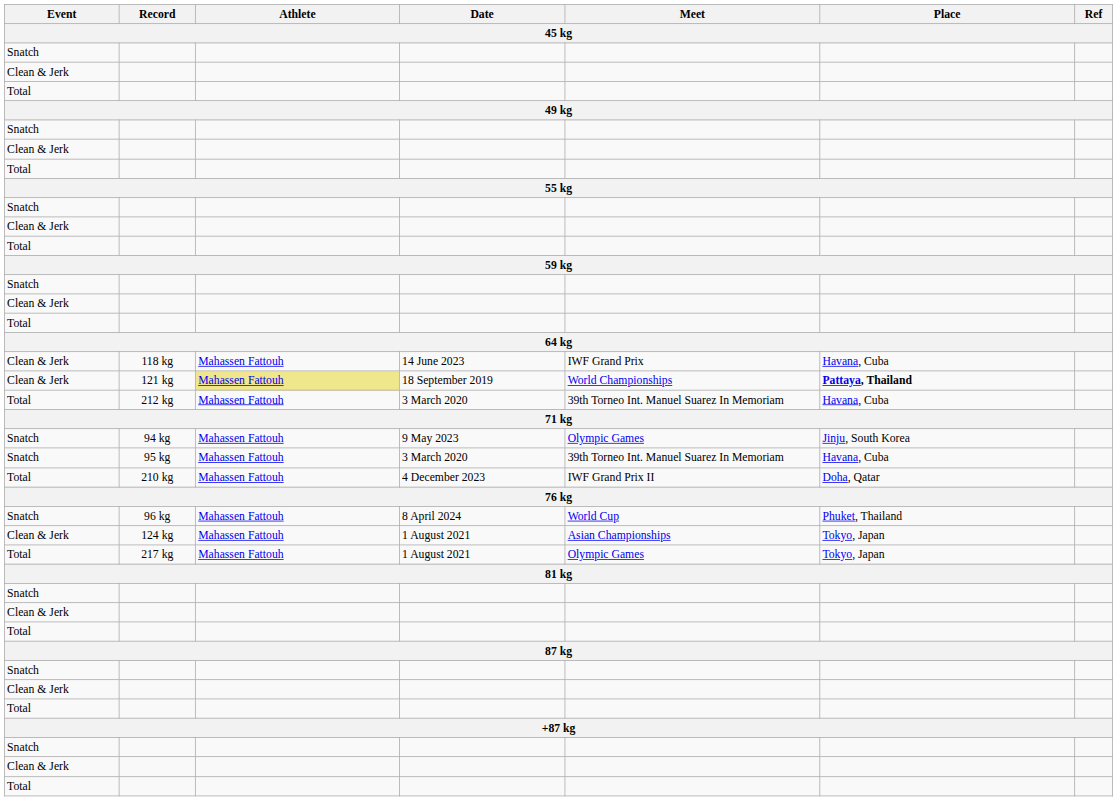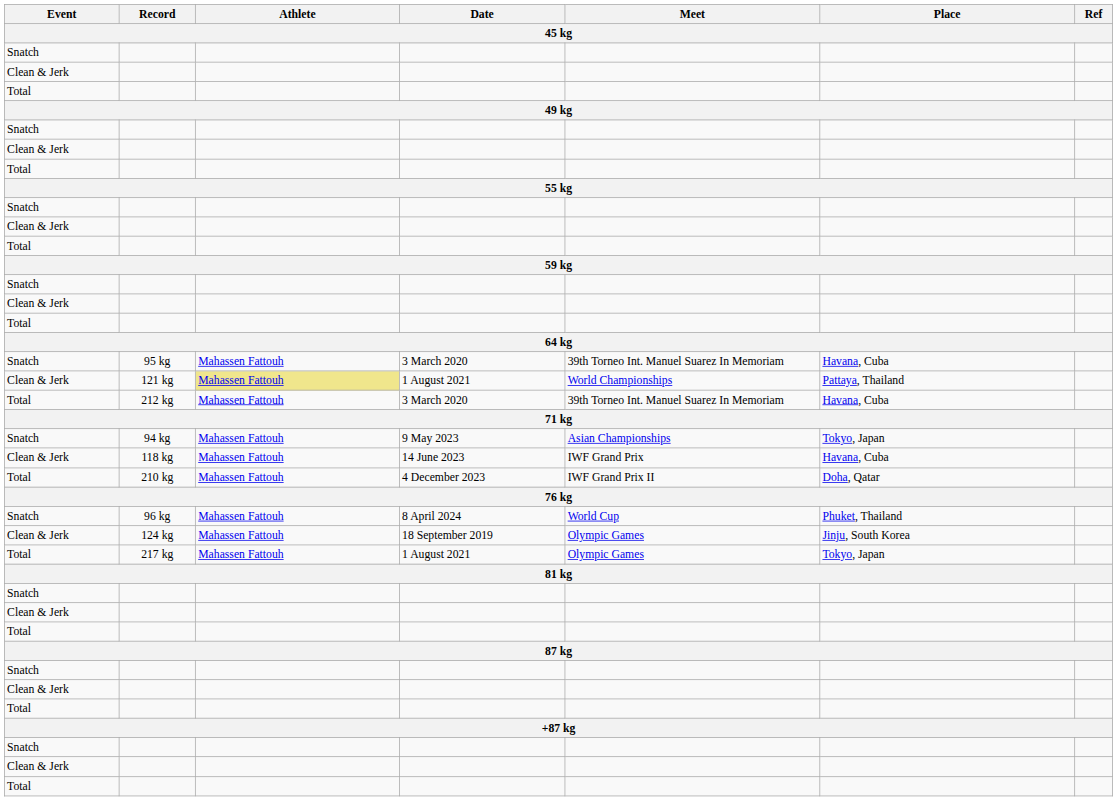rows swapped: (23, 458) <-> (38, 361)
(448, 381) 18 September 2019 -> (436, 381) 1 August 2021
(867, 381) bold -> (863, 381) normal
(606, 438) Olympic Games -> (619, 438) Asian Championships
(866, 438) Jinju, South Korea -> (854, 438) Tokyo, Japan
(436, 535) 1 August 2021 -> (448, 535) 18 September 2019
(619, 535) Asian Championships -> (606, 535) Olympic Games
(854, 535) Tokyo, Japan -> (866, 535) Jinju, South Korea
